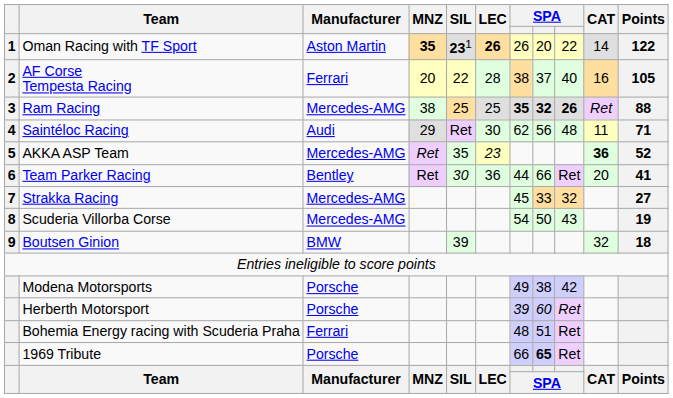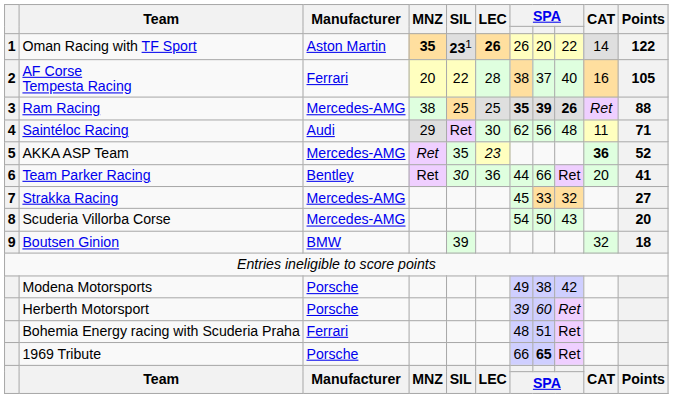(544, 108) 32 -> (544, 108) 39
(643, 220) 19 -> (643, 220) 20
